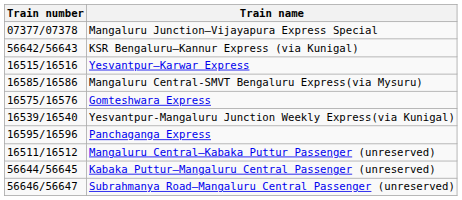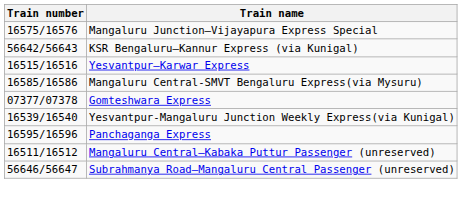(42, 30) 07377/07378 -> (42, 30) 16575/16576
(42, 100) 16575/16576 -> (42, 100) 07377/07378
- row: (262, 169)
